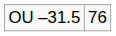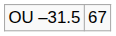(97, 17) 76 -> (97, 17) 67
